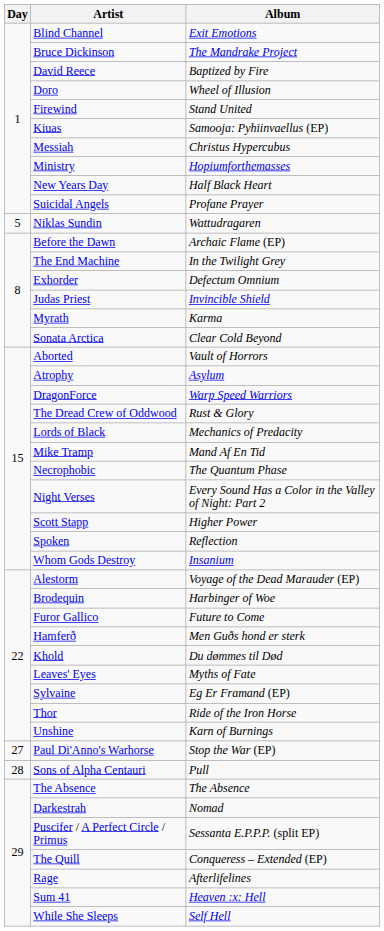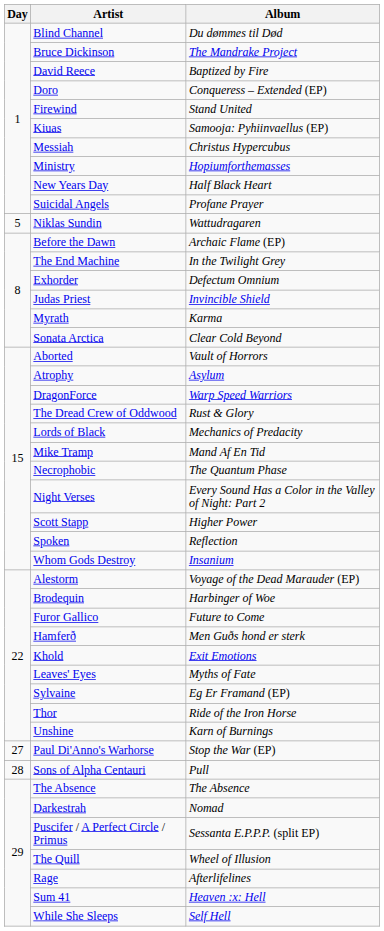(223, 33) Exit Emotions -> (236, 33) Du dømmes til Død
(230, 90) Wheel of Illusion -> (258, 90) Conqueress – Extended (EP)
(236, 655) Du dømmes til Død -> (223, 655) Exit Emotions
(258, 859) Conqueress – Extended (EP) -> (230, 859) Wheel of Illusion
